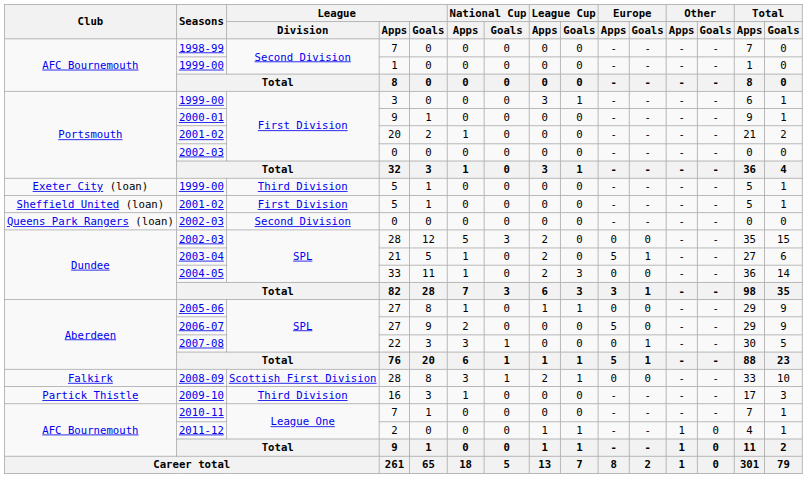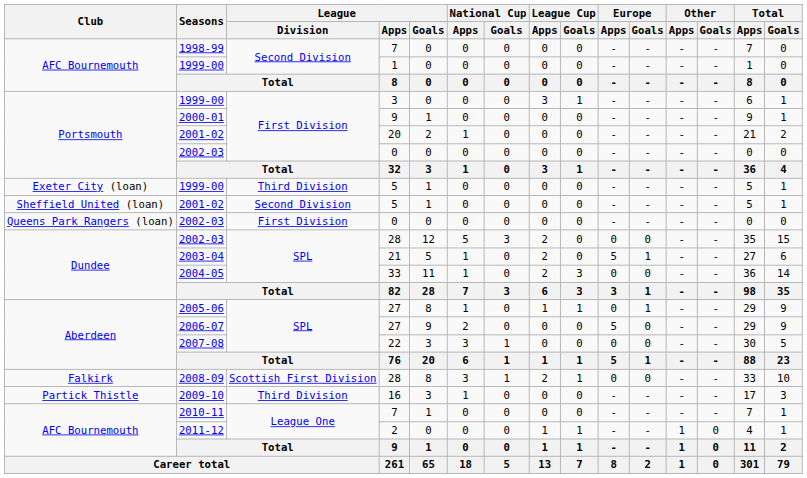(303, 204) First Division -> (303, 204) Second Division
(303, 222) Second Division -> (303, 222) First Division
(648, 308) 0 -> (648, 308) 1
(648, 343) 1 -> (648, 343) 0
